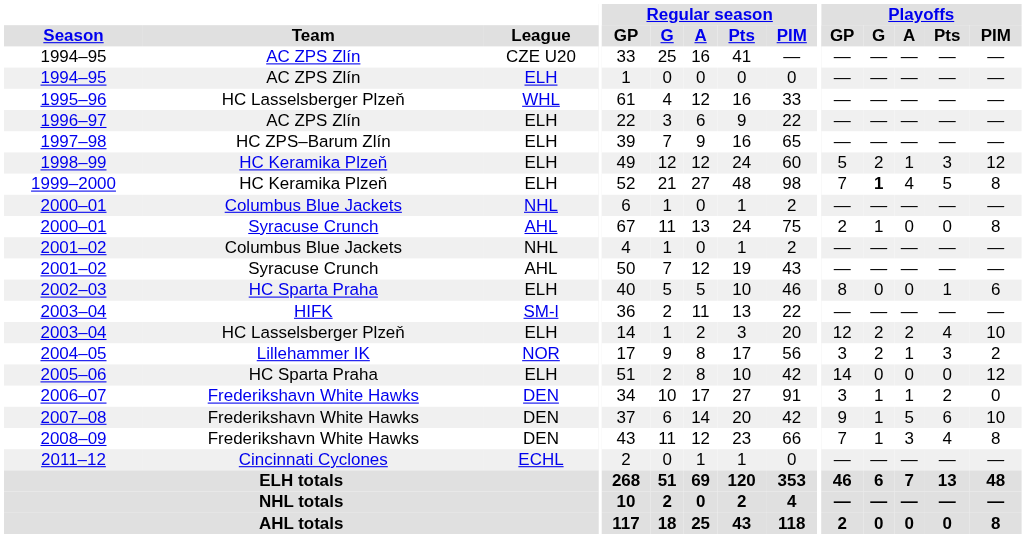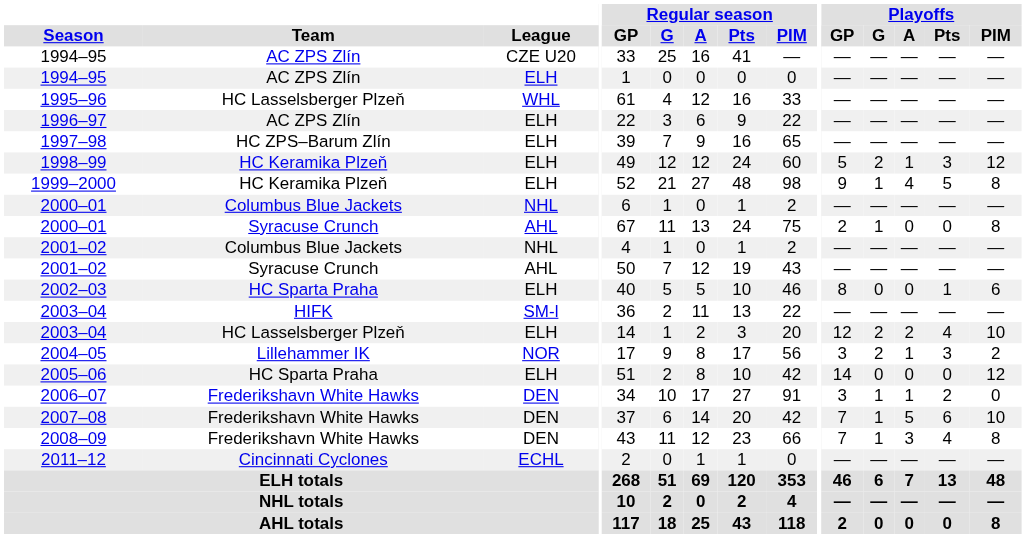(842, 184) 7 -> (842, 184) 9
(879, 184) bold -> (879, 184) normal
(842, 417) 9 -> (842, 417) 7
